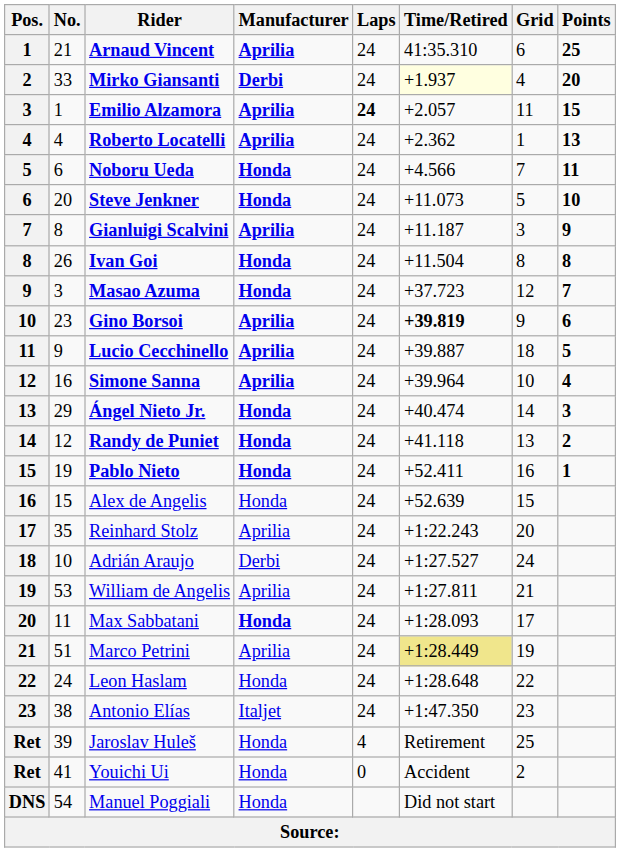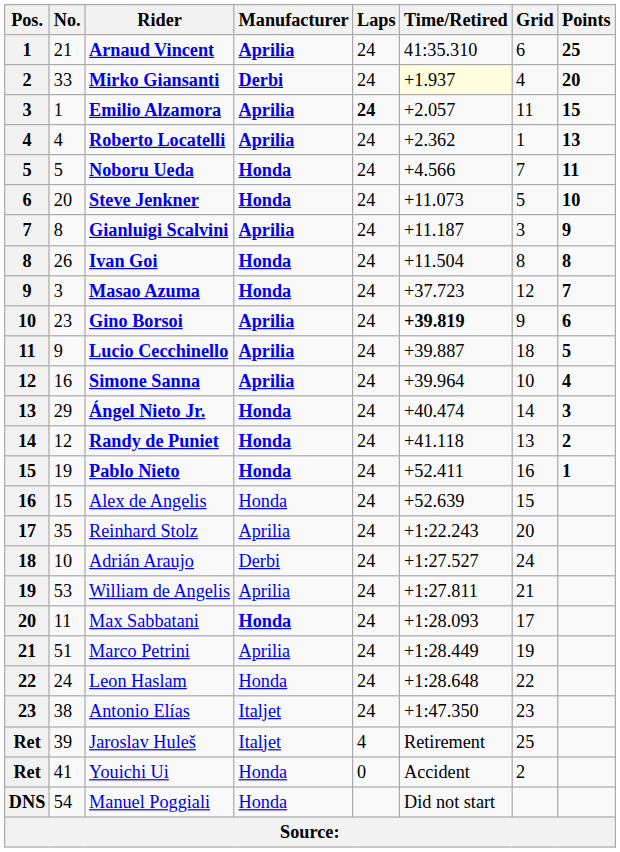(58, 170) 6 -> (58, 170) 5
(441, 651) khaki background -> (441, 651) no background
(263, 741) Honda -> (260, 741) Italjet
